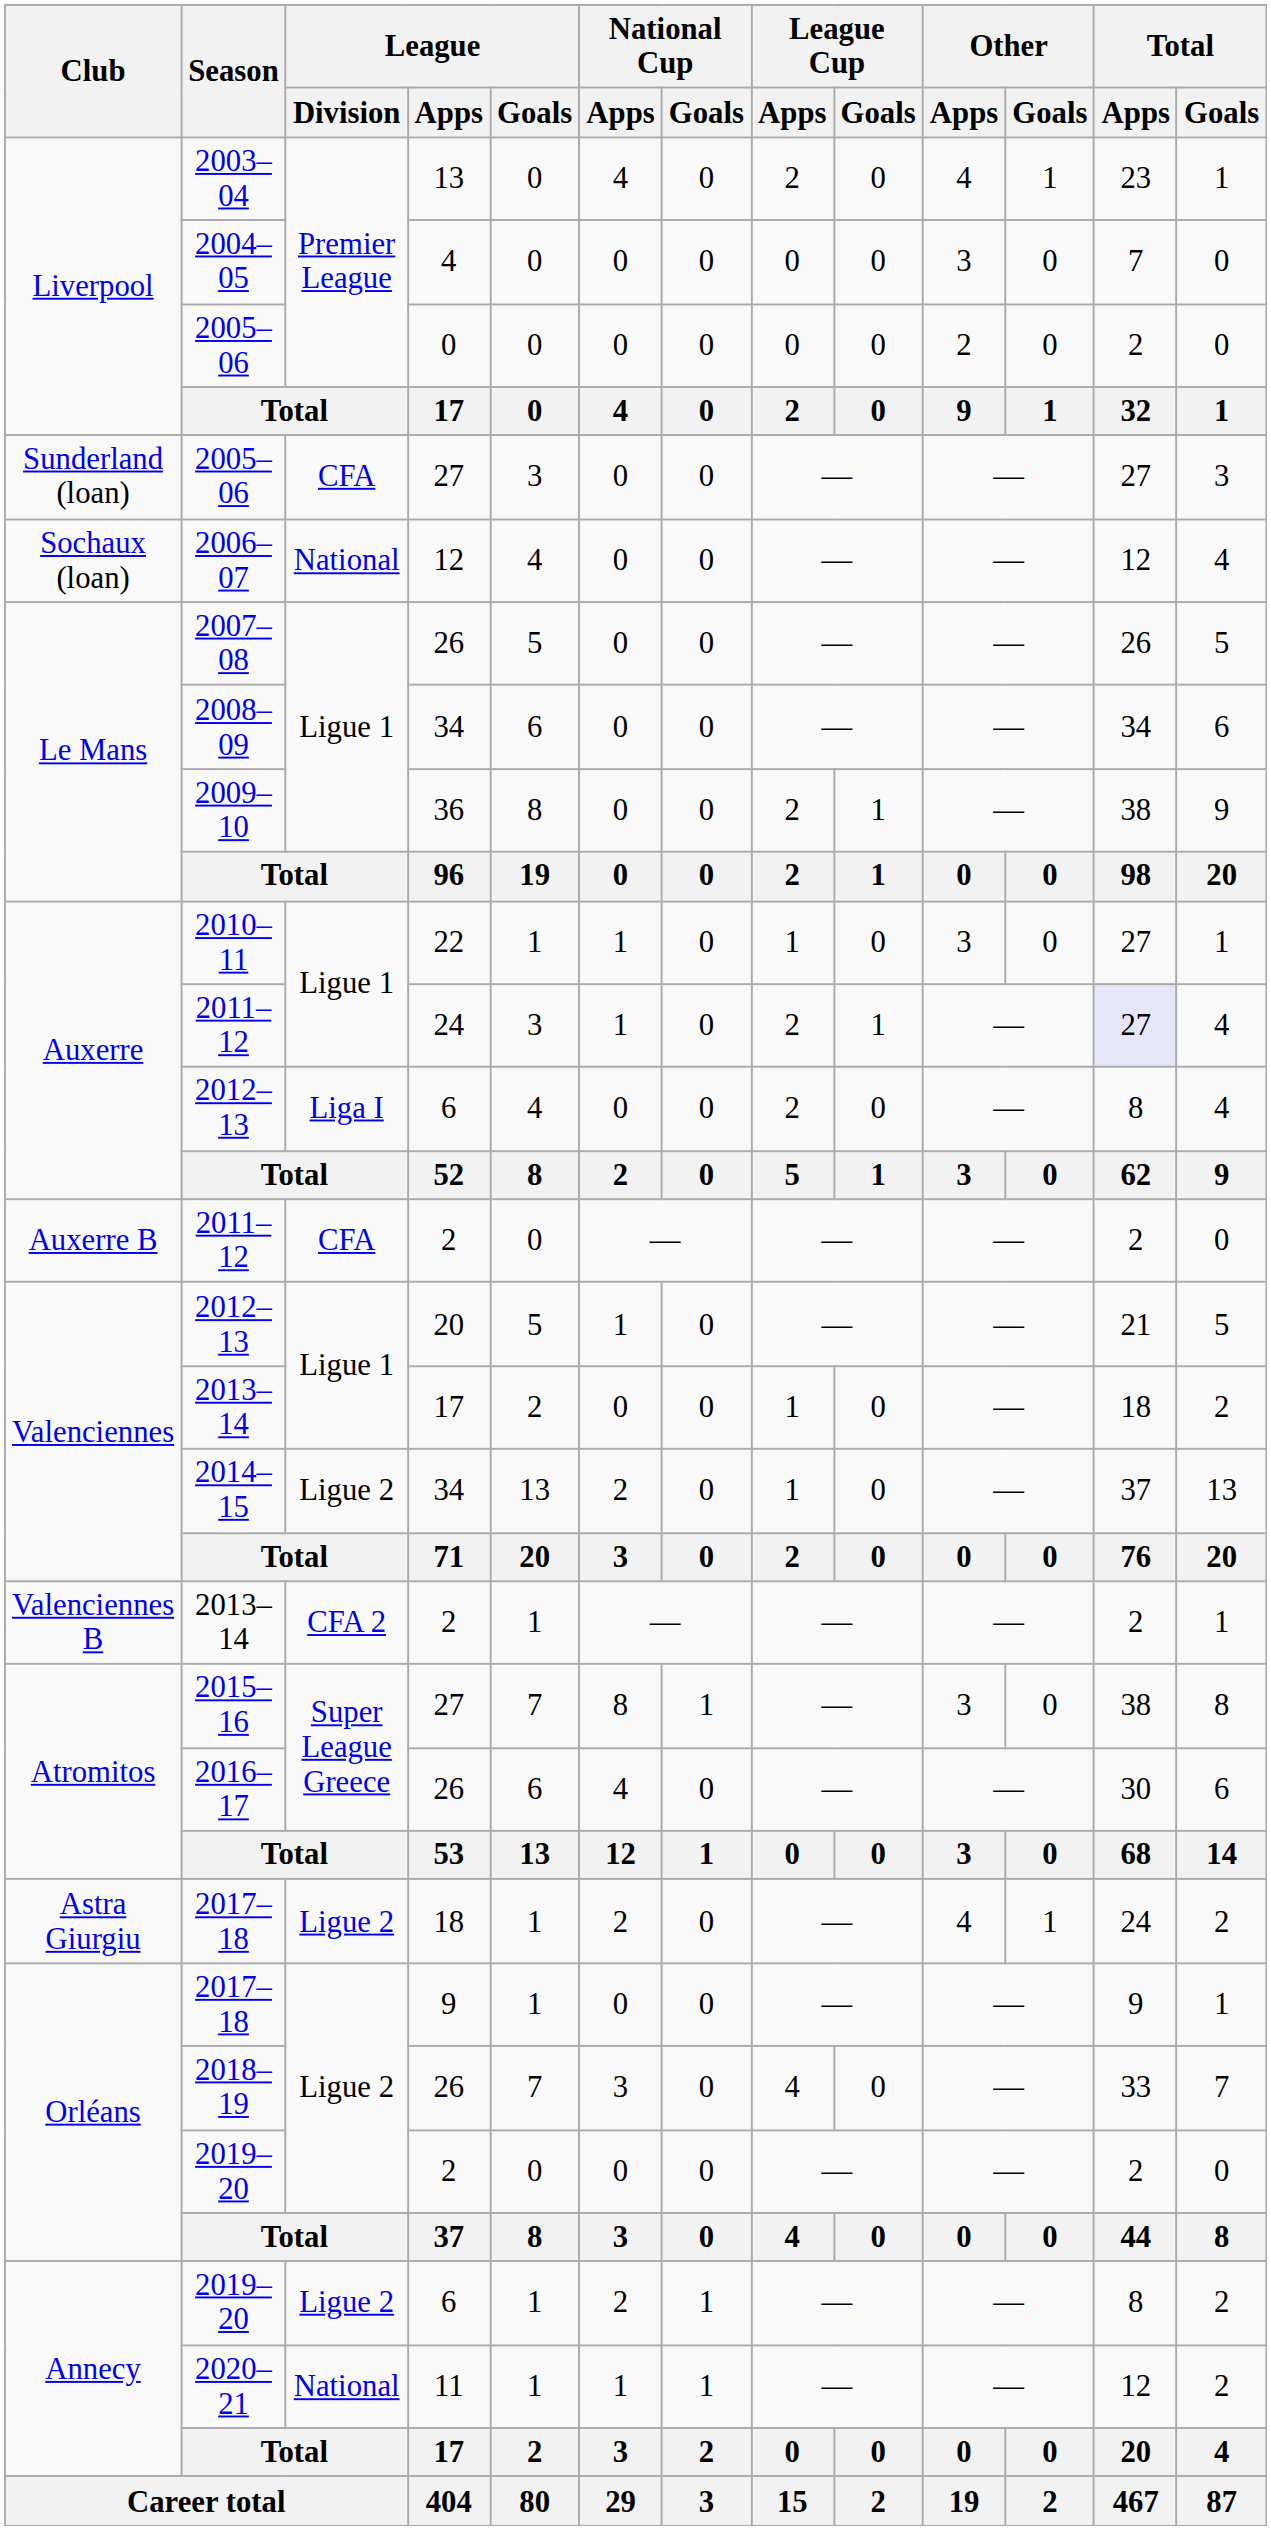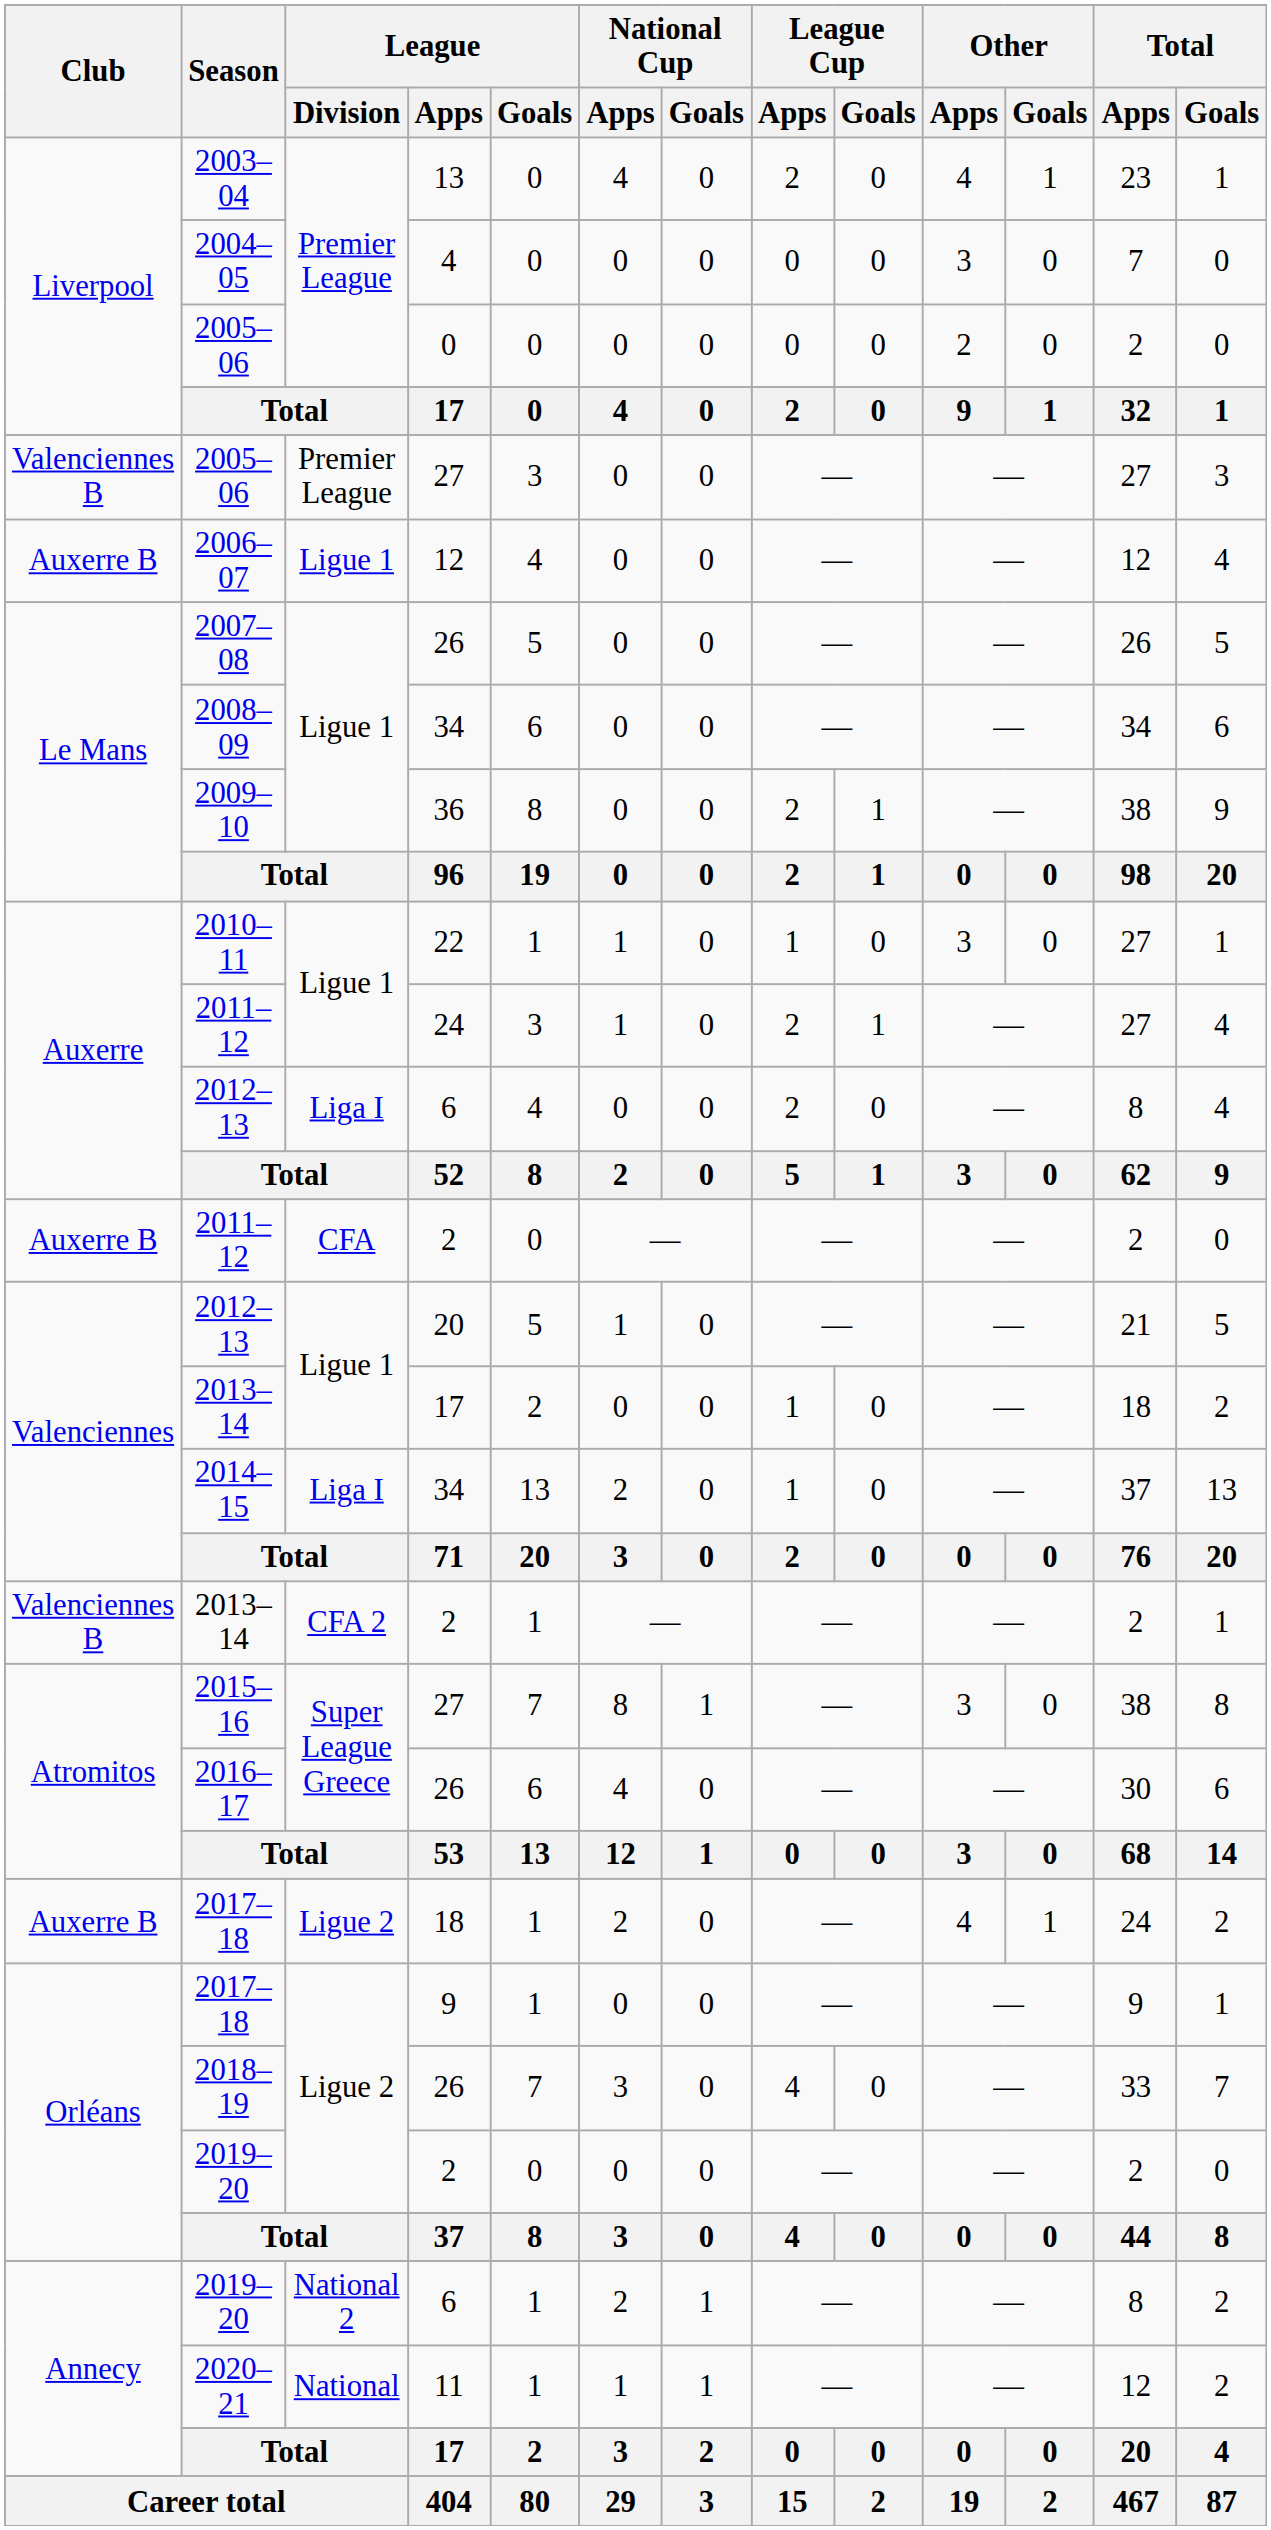(93, 476) Sunderland (loan) -> (93, 476) Valenciennes B
(347, 476) CFA -> (347, 476) Premier League
(93, 559) Sochaux (loan) -> (93, 559) Auxerre B
(347, 559) National -> (347, 559) Ligue 1
(1136, 1025) lavender background -> (1136, 1025) no background
(347, 1490) Ligue 2 -> (347, 1490) Liga I
(93, 1920) Astra Giurgiu -> (93, 1920) Auxerre B
(347, 2302) Ligue 2 -> (347, 2302) National 2
